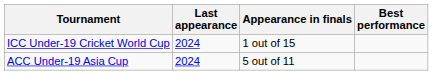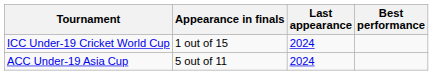columns swapped: (297, 19) <-> (206, 19)
